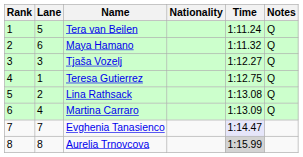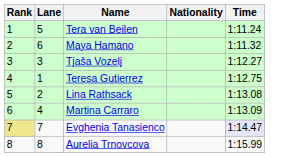- column: (281, 12)
(10, 128) no background -> (10, 128) khaki background
(245, 144) lightgrey background -> (245, 144) no background
